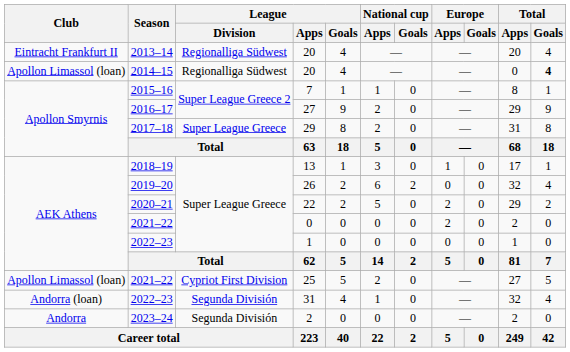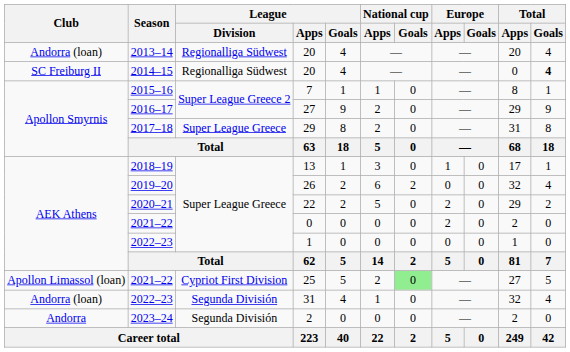(66, 52) Eintracht Frankfurt II -> (66, 52) Andorra (loan)
(66, 71) Apollon Limassol (loan) -> (66, 71) SC Freiburg II
(413, 280) no background -> (413, 280) lightgreen background
